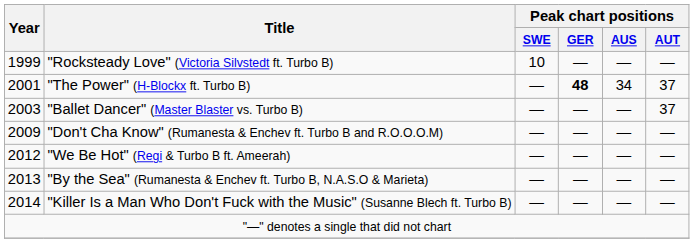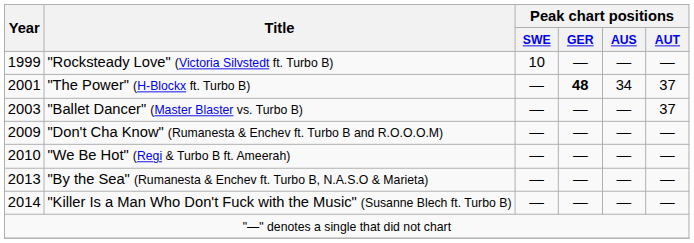(24, 156) 2012 -> (24, 156) 2010
